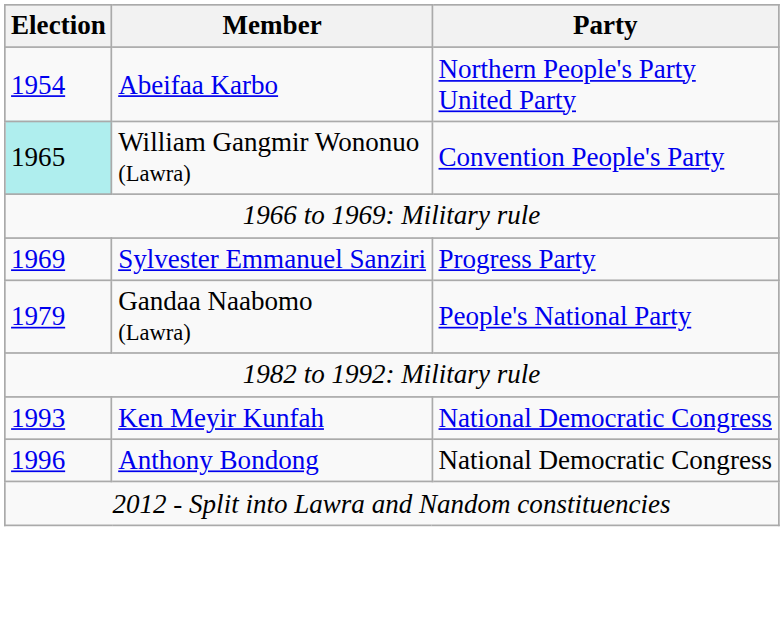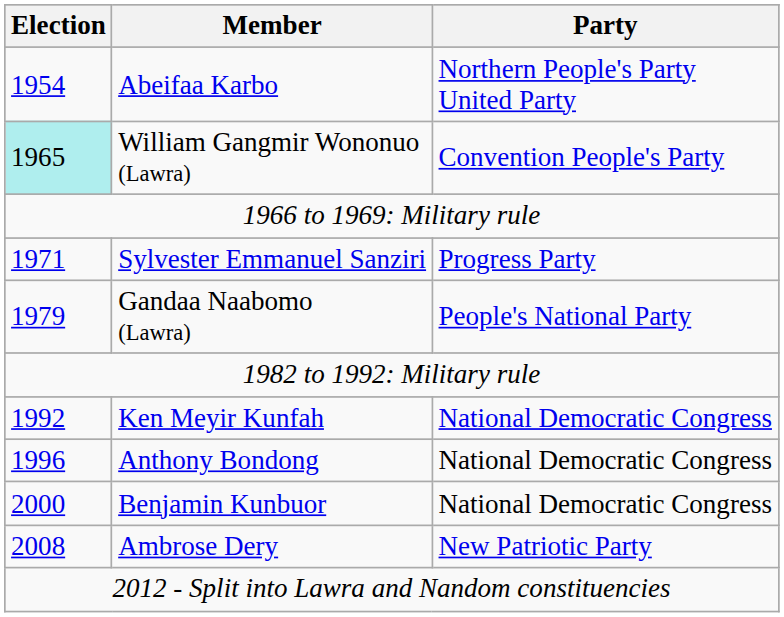(38, 258) 1969 -> (38, 258) 1971
(38, 417) 1993 -> (38, 417) 1992
+ row: (222, 503)
+ row: (198, 546)
